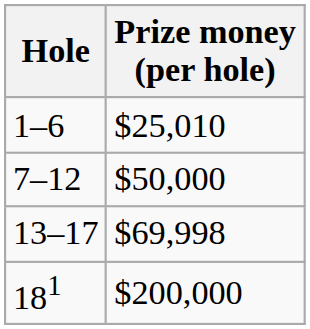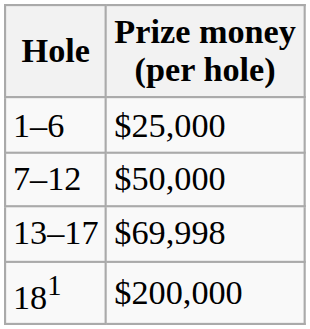(170, 124) $25,010 -> (170, 124) $25,000
